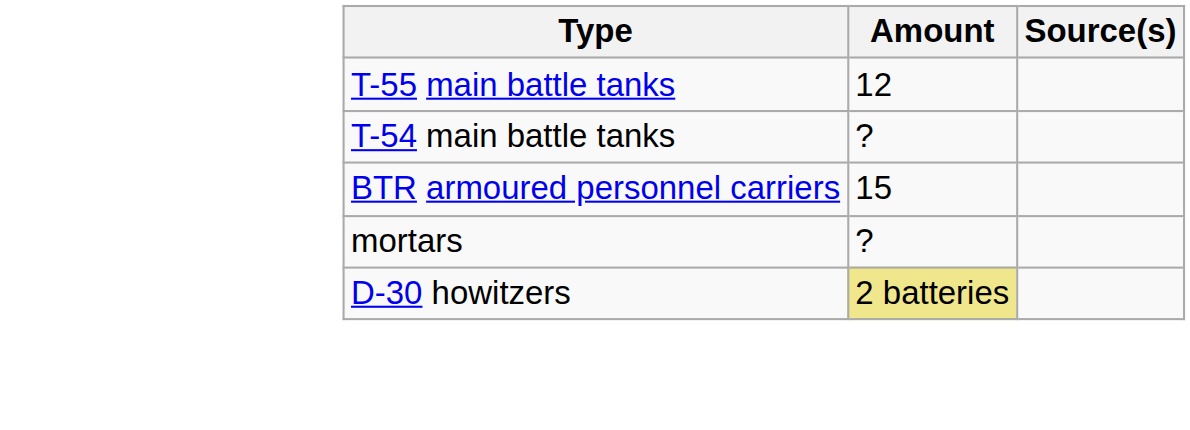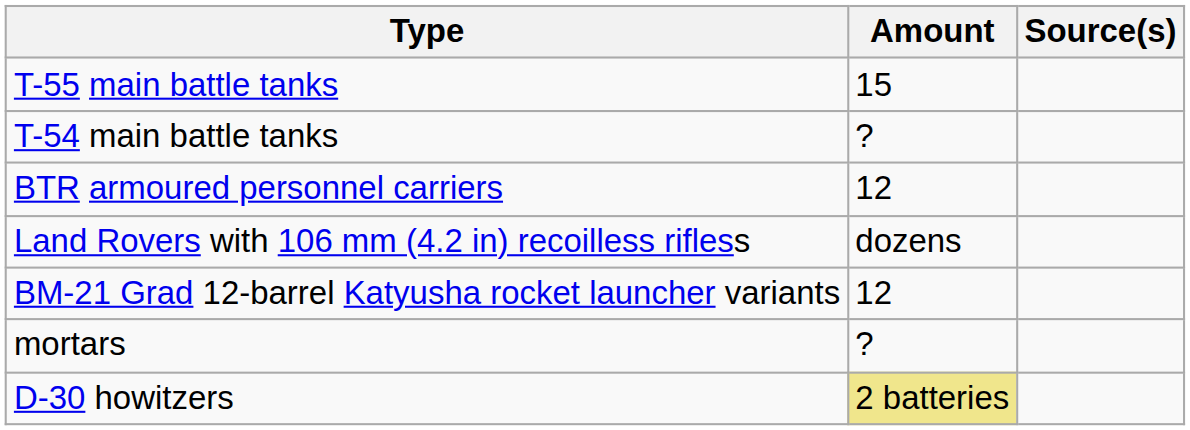(874, 83) 12 -> (874, 83) 15
(874, 188) 15 -> (874, 188) 12
+ row: (382, 240)
+ row: (427, 292)
